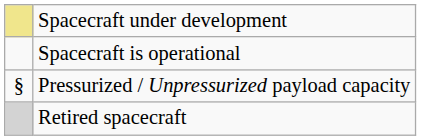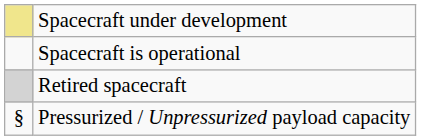rows swapped: (112, 118) <-> (224, 85)
